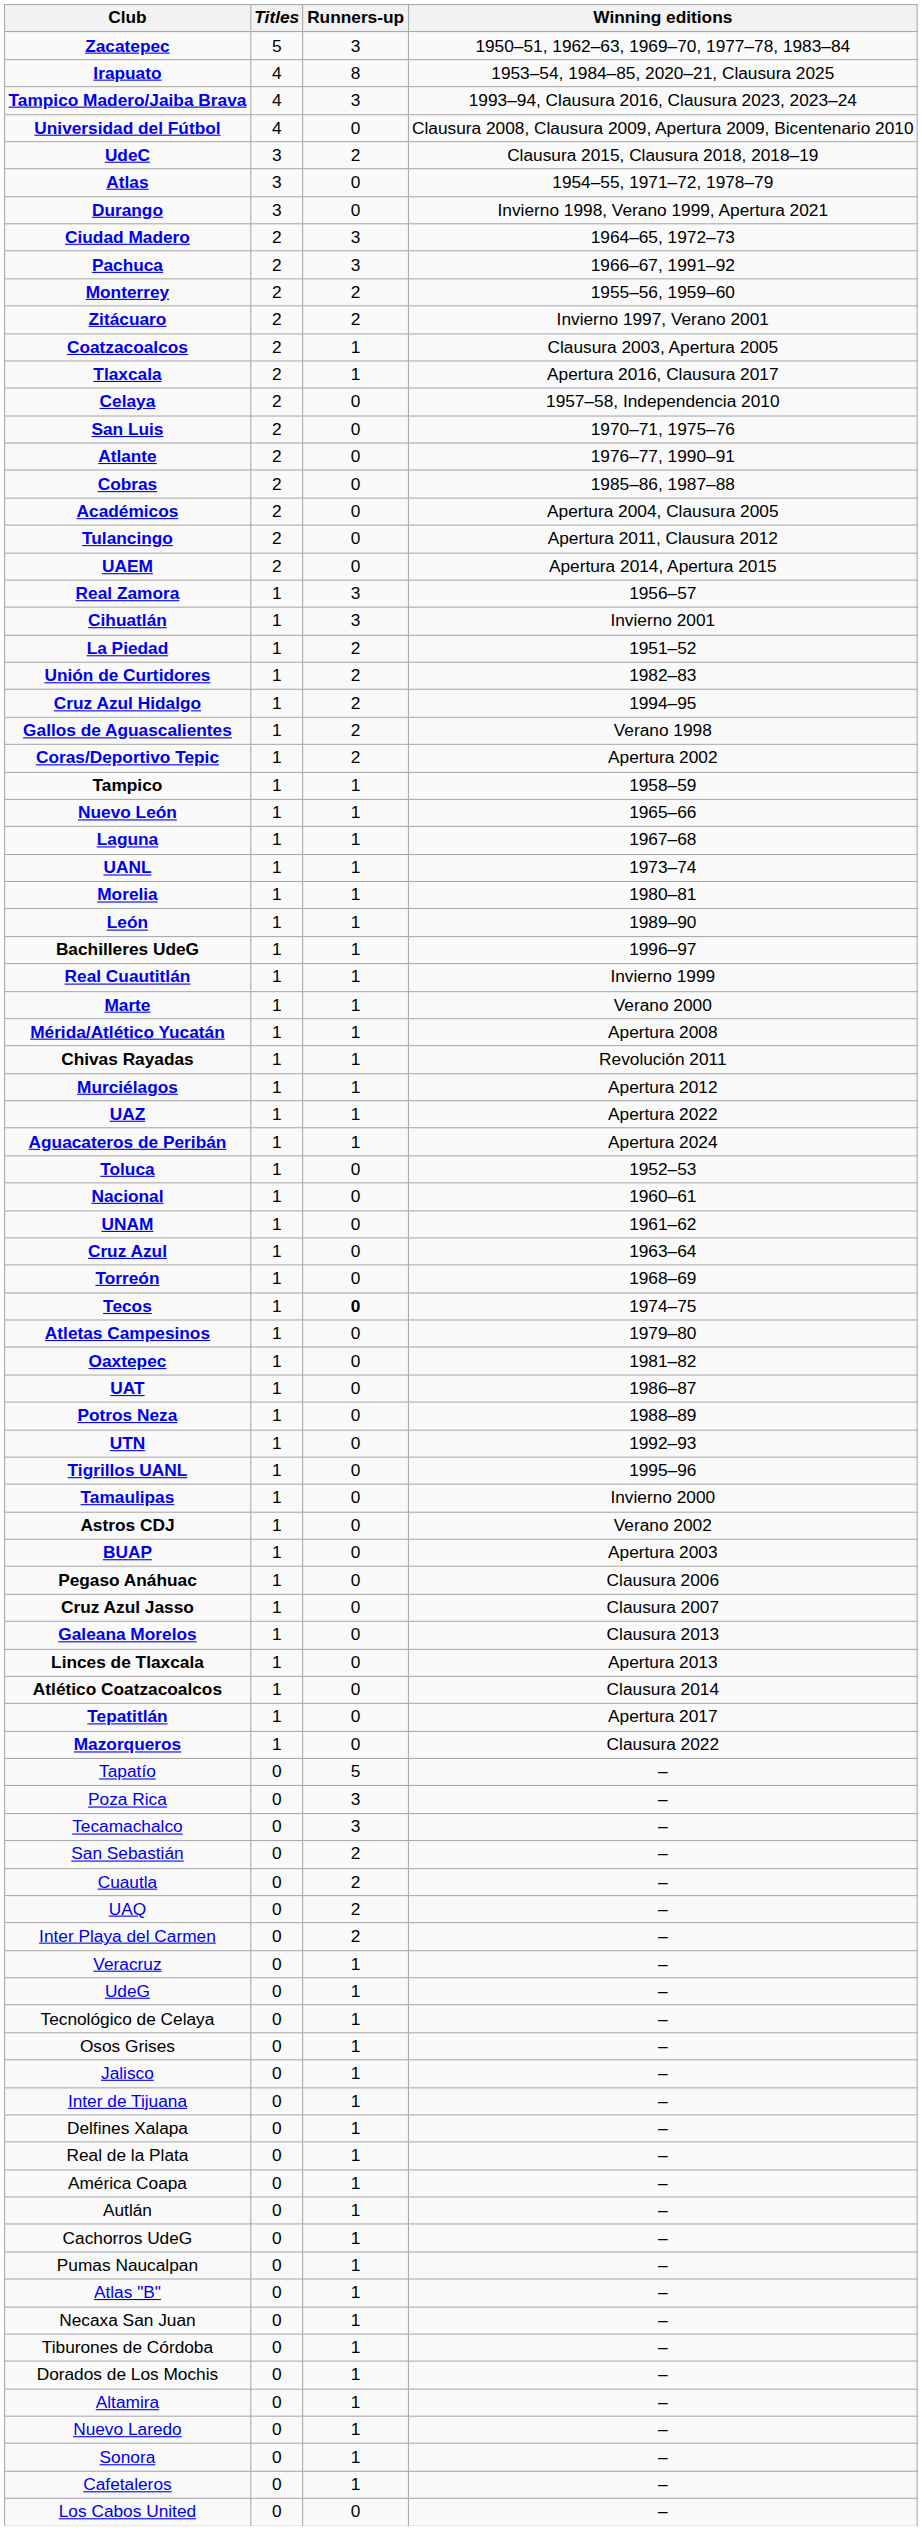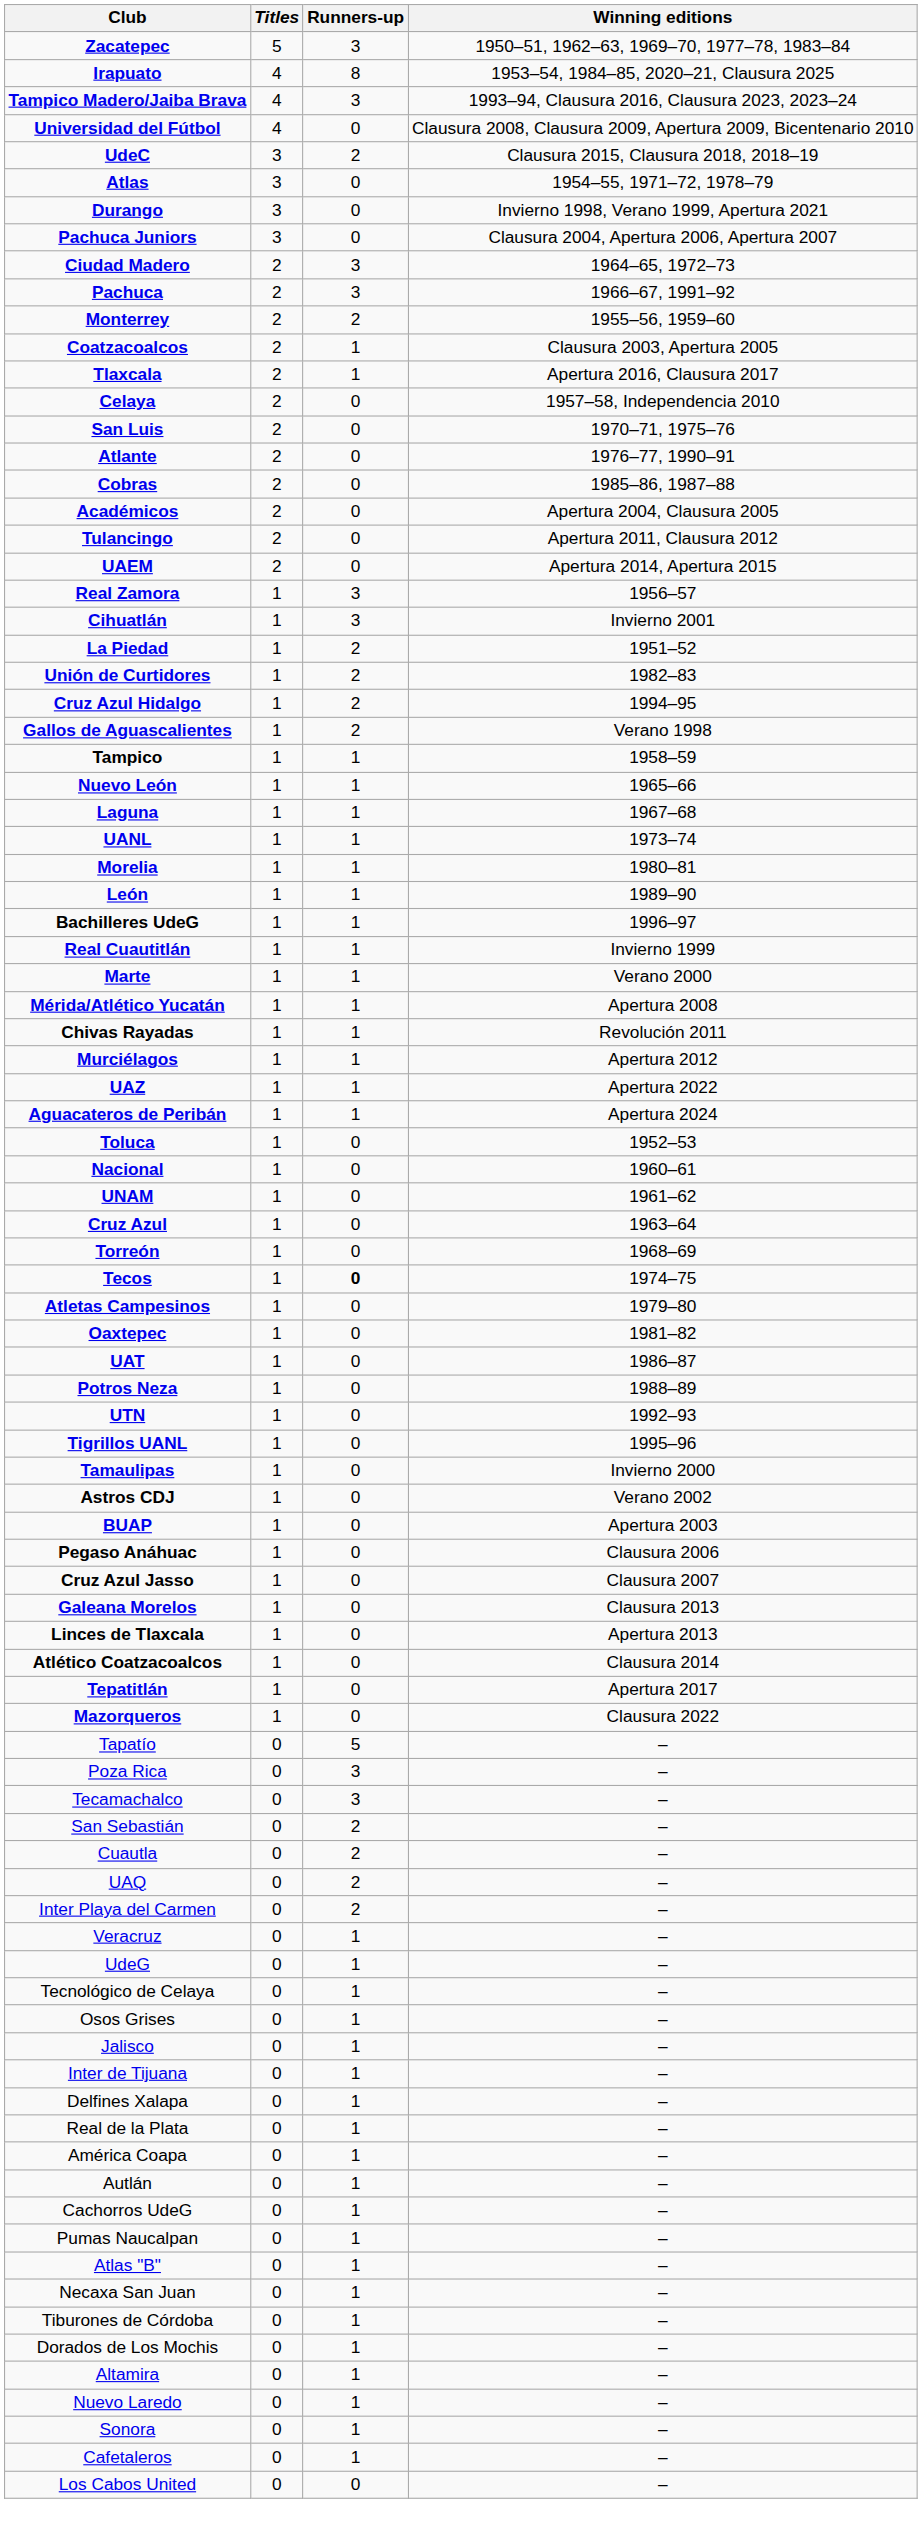+ row: (127, 237)
- row: (127, 319)
- row: (127, 758)
